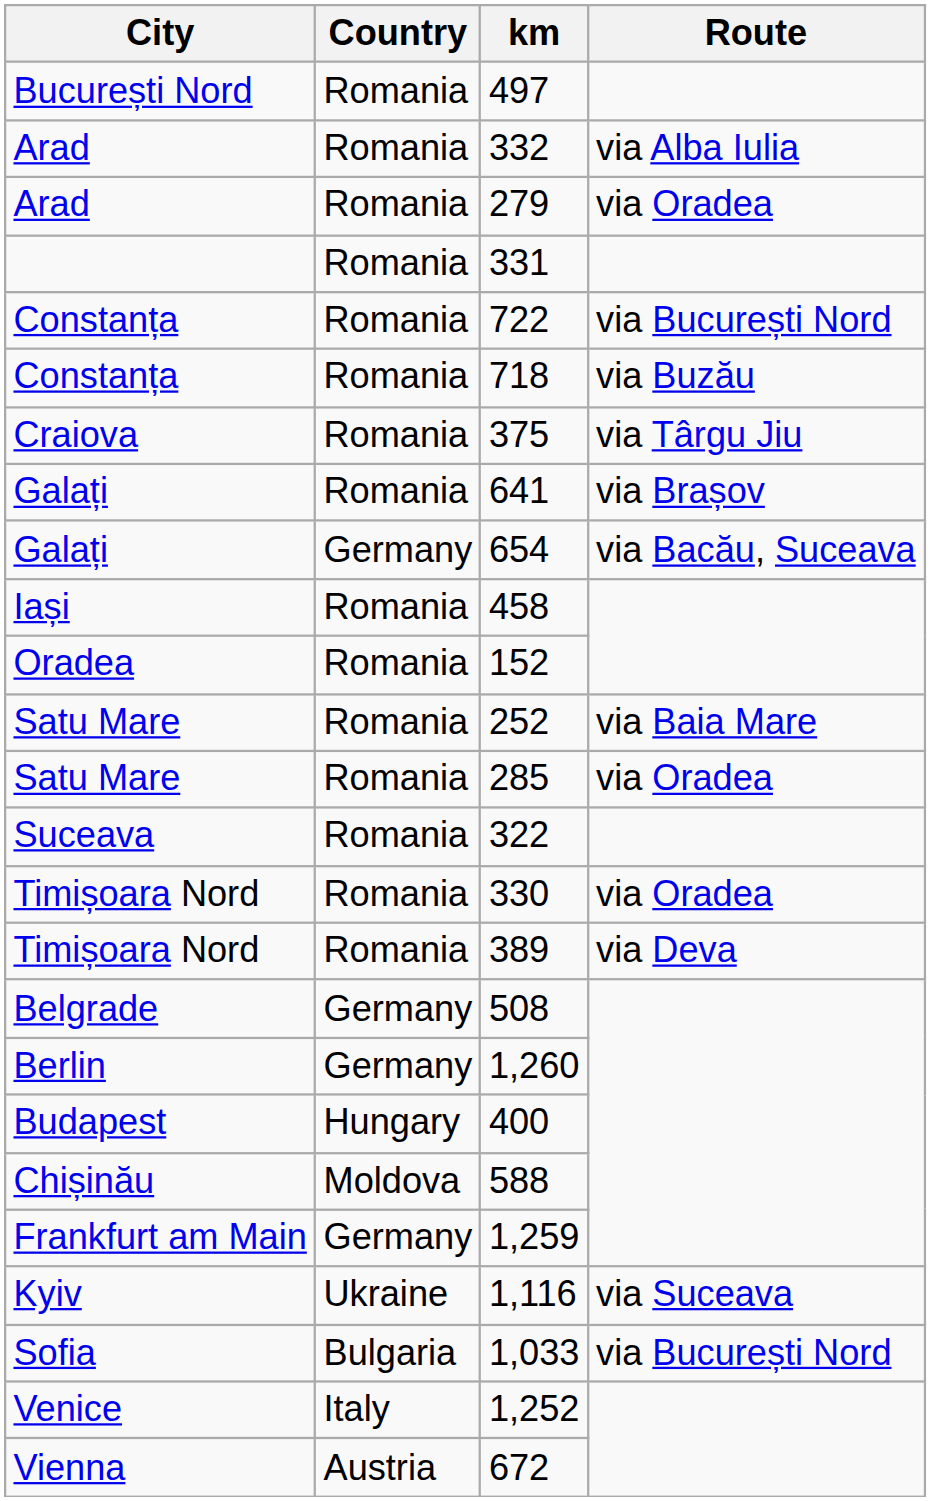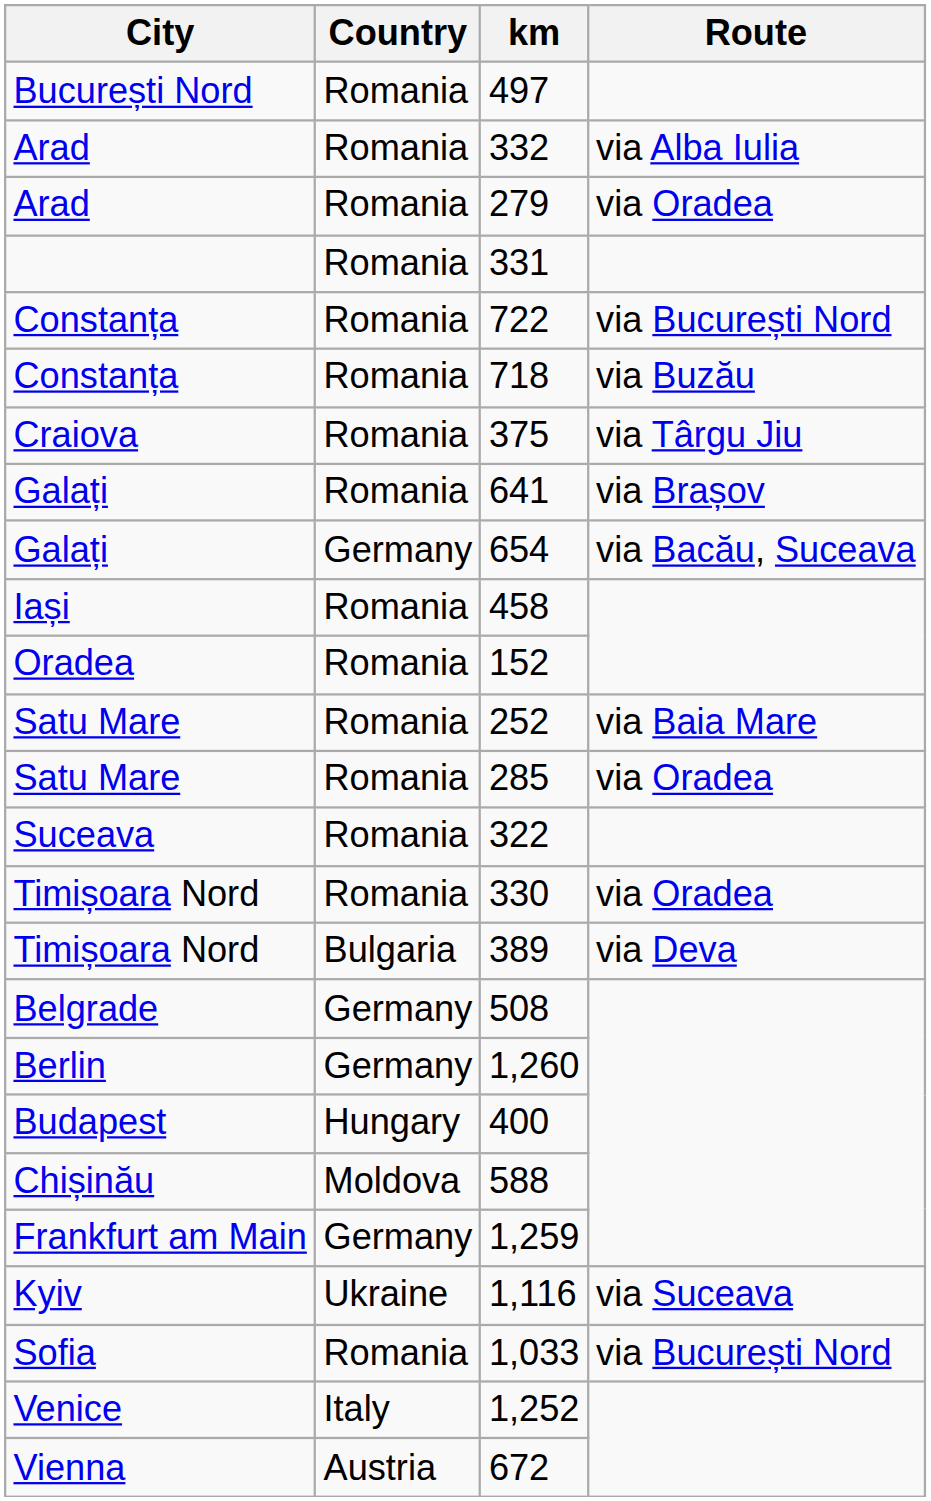(396, 950) Romania -> (390, 950) Bulgaria
(390, 1352) Bulgaria -> (396, 1352) Romania
